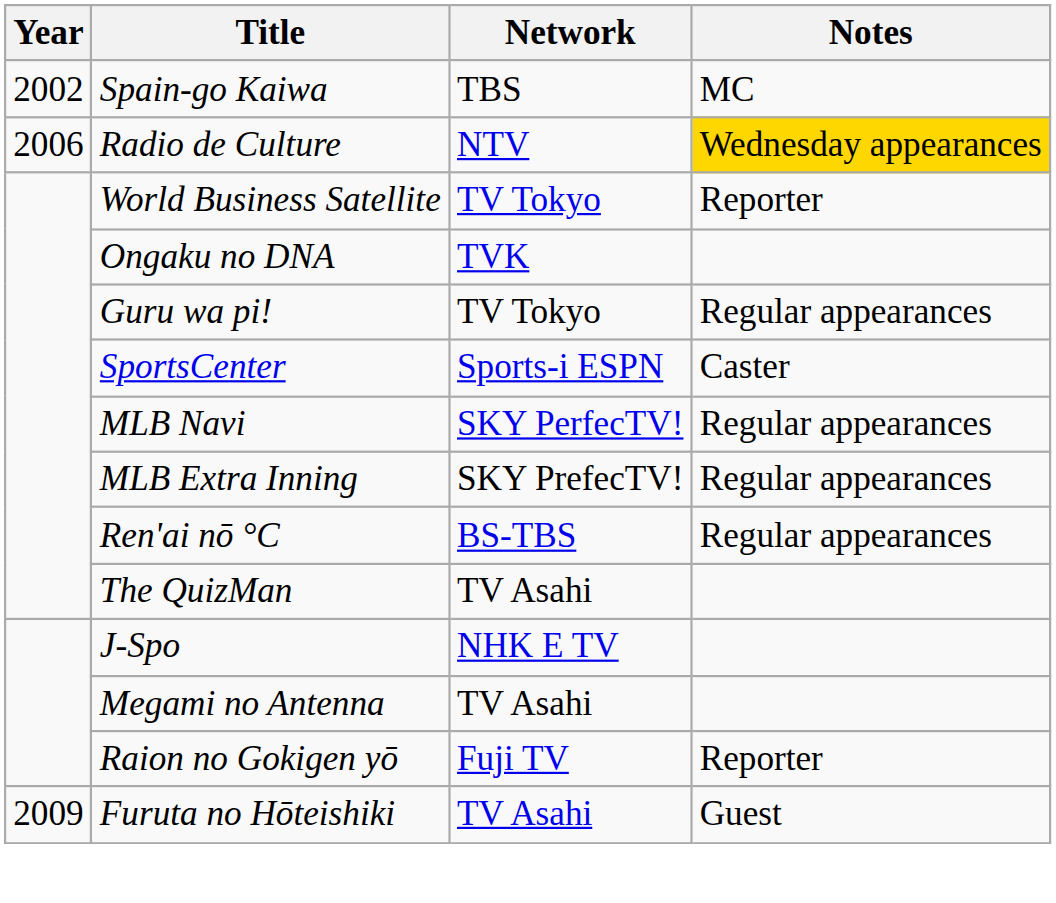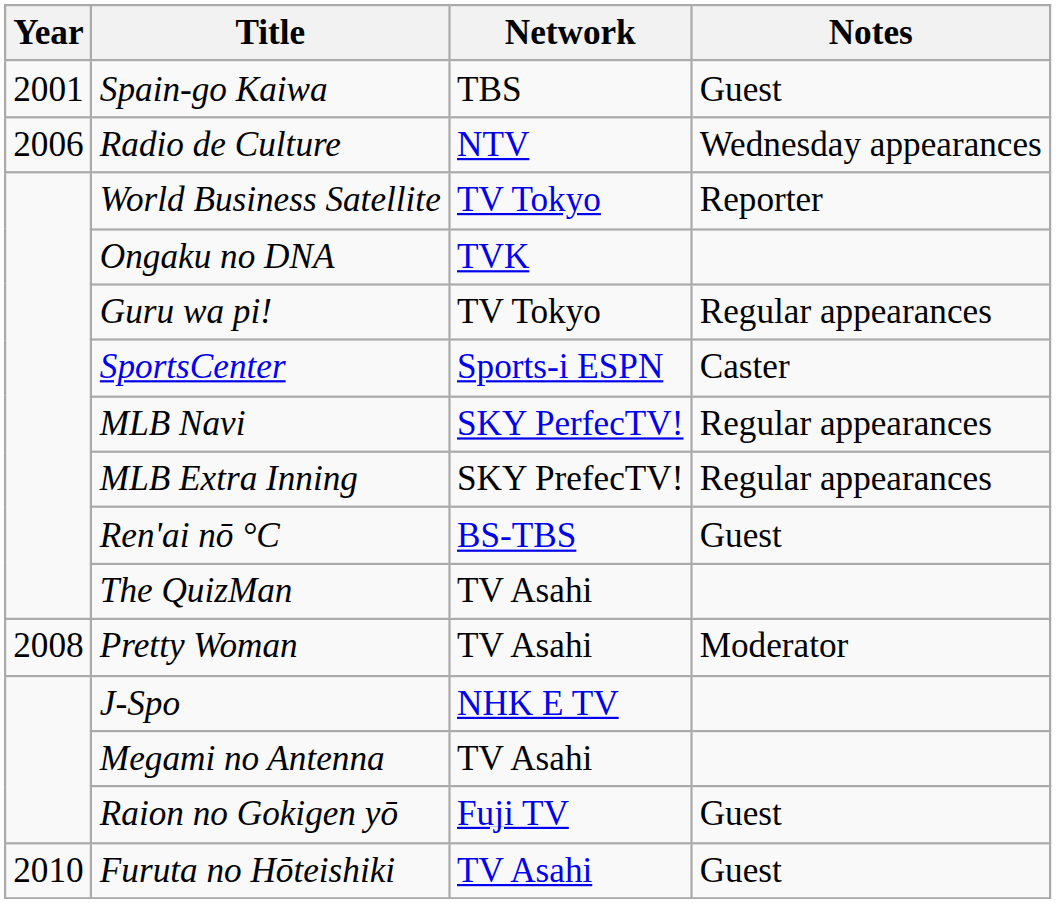(48, 88) 2002 -> (48, 88) 2001
(727, 88) MC -> (741, 88) Guest
(871, 144) gold background -> (871, 144) no background
(846, 534) Regular appearances -> (741, 534) Guest
+ row: (199, 646)
(761, 758) Reporter -> (741, 813) Guest
(48, 813) 2009 -> (48, 869) 2010
